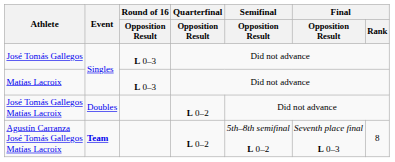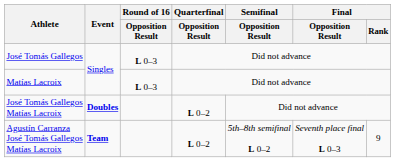(102, 108) normal -> (103, 108) bold
(377, 139) 8 -> (378, 139) 9
